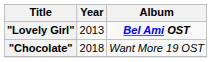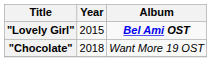(92, 30) 2013 -> (92, 30) 2015
